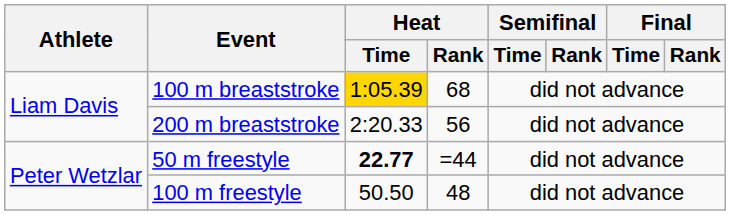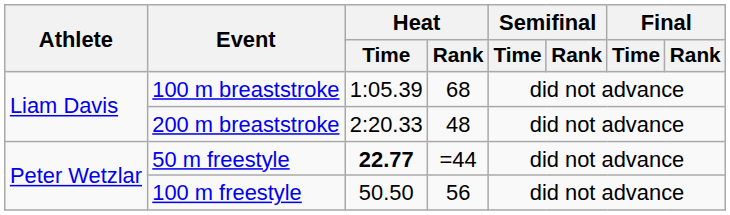(386, 90) gold background -> (386, 90) no background
(458, 124) 56 -> (458, 124) 48
(458, 193) 48 -> (458, 193) 56
